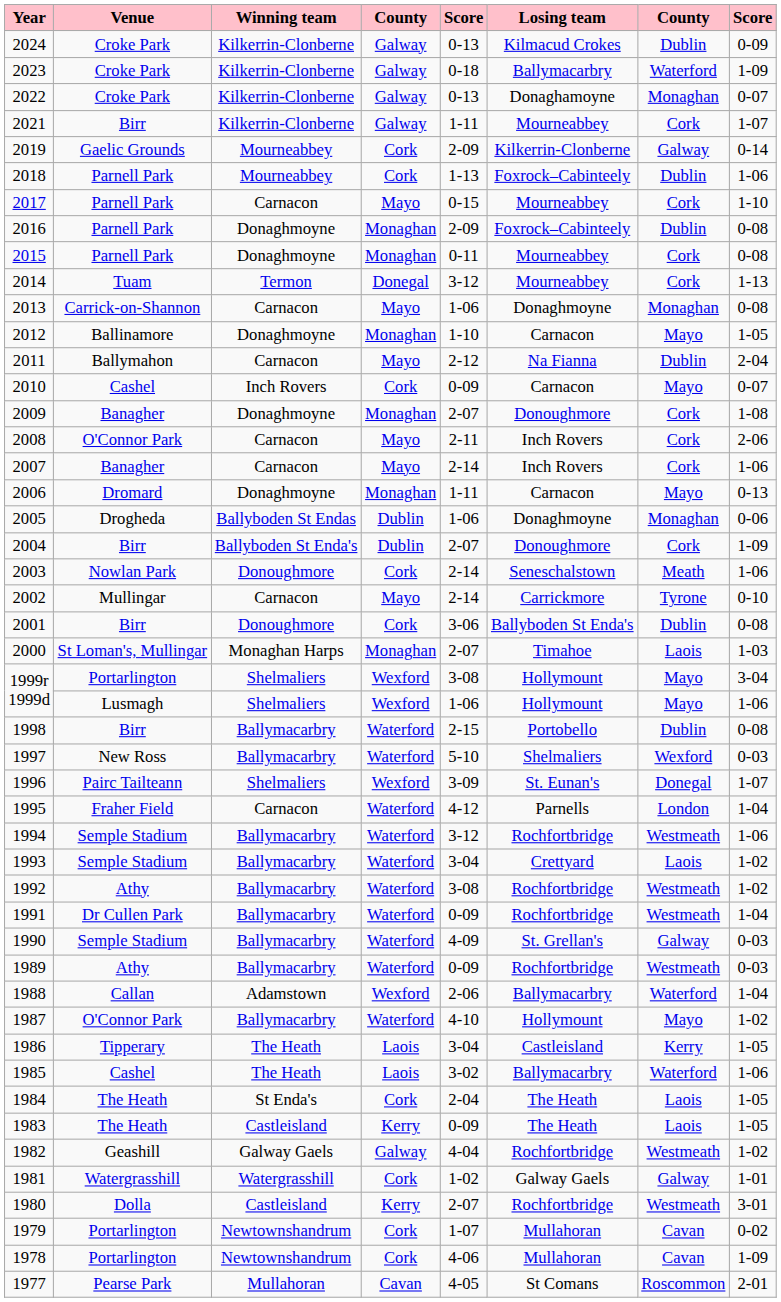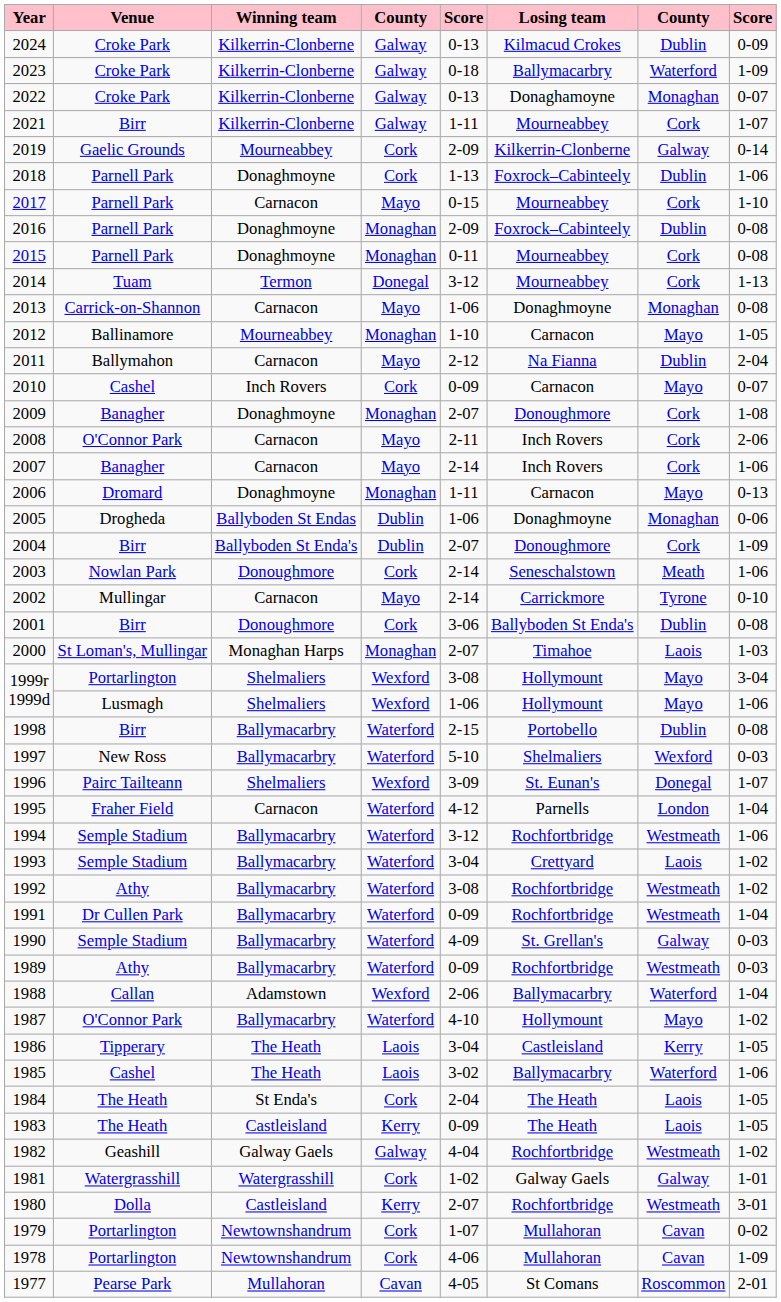(286, 176) Mourneabbey -> (286, 176) Donaghmoyne
(286, 334) Donaghmoyne -> (286, 334) Mourneabbey
